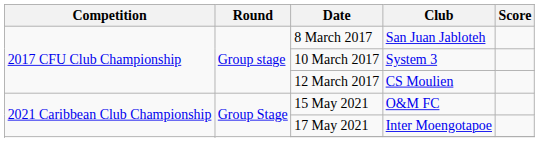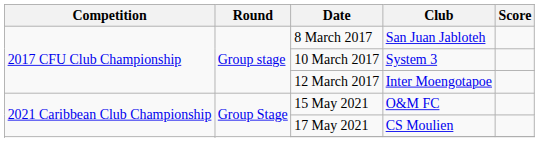(420, 81) CS Moulien -> (439, 81) Inter Moengotapoe
(439, 125) Inter Moengotapoe -> (420, 125) CS Moulien
